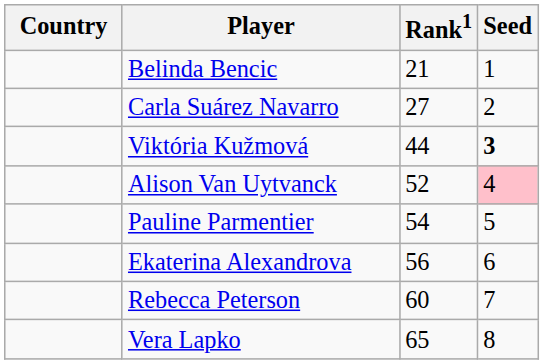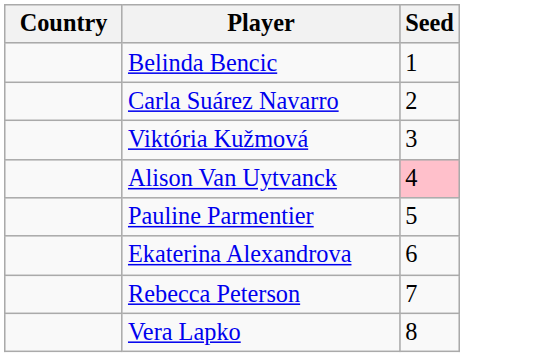- column: (439, 27)
(489, 146) bold -> (411, 139) normal
